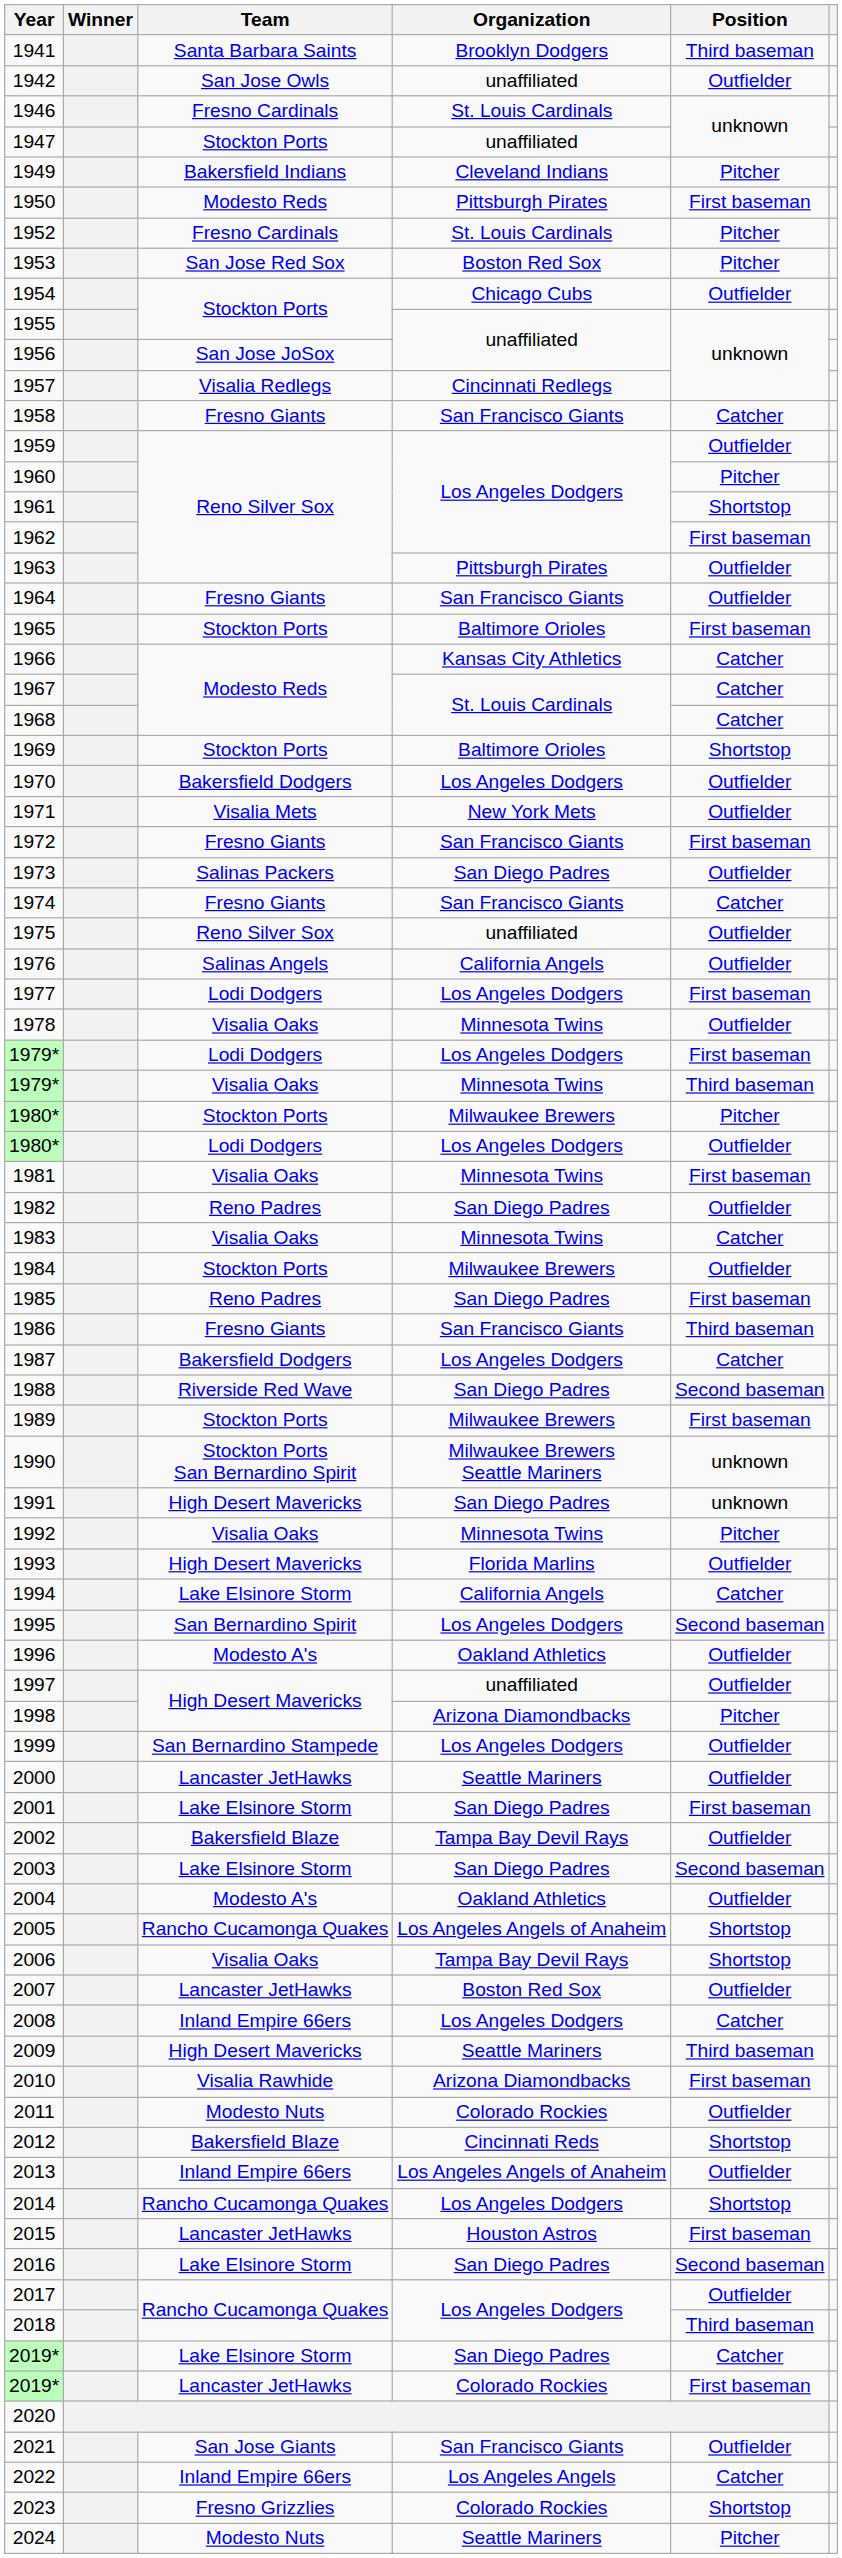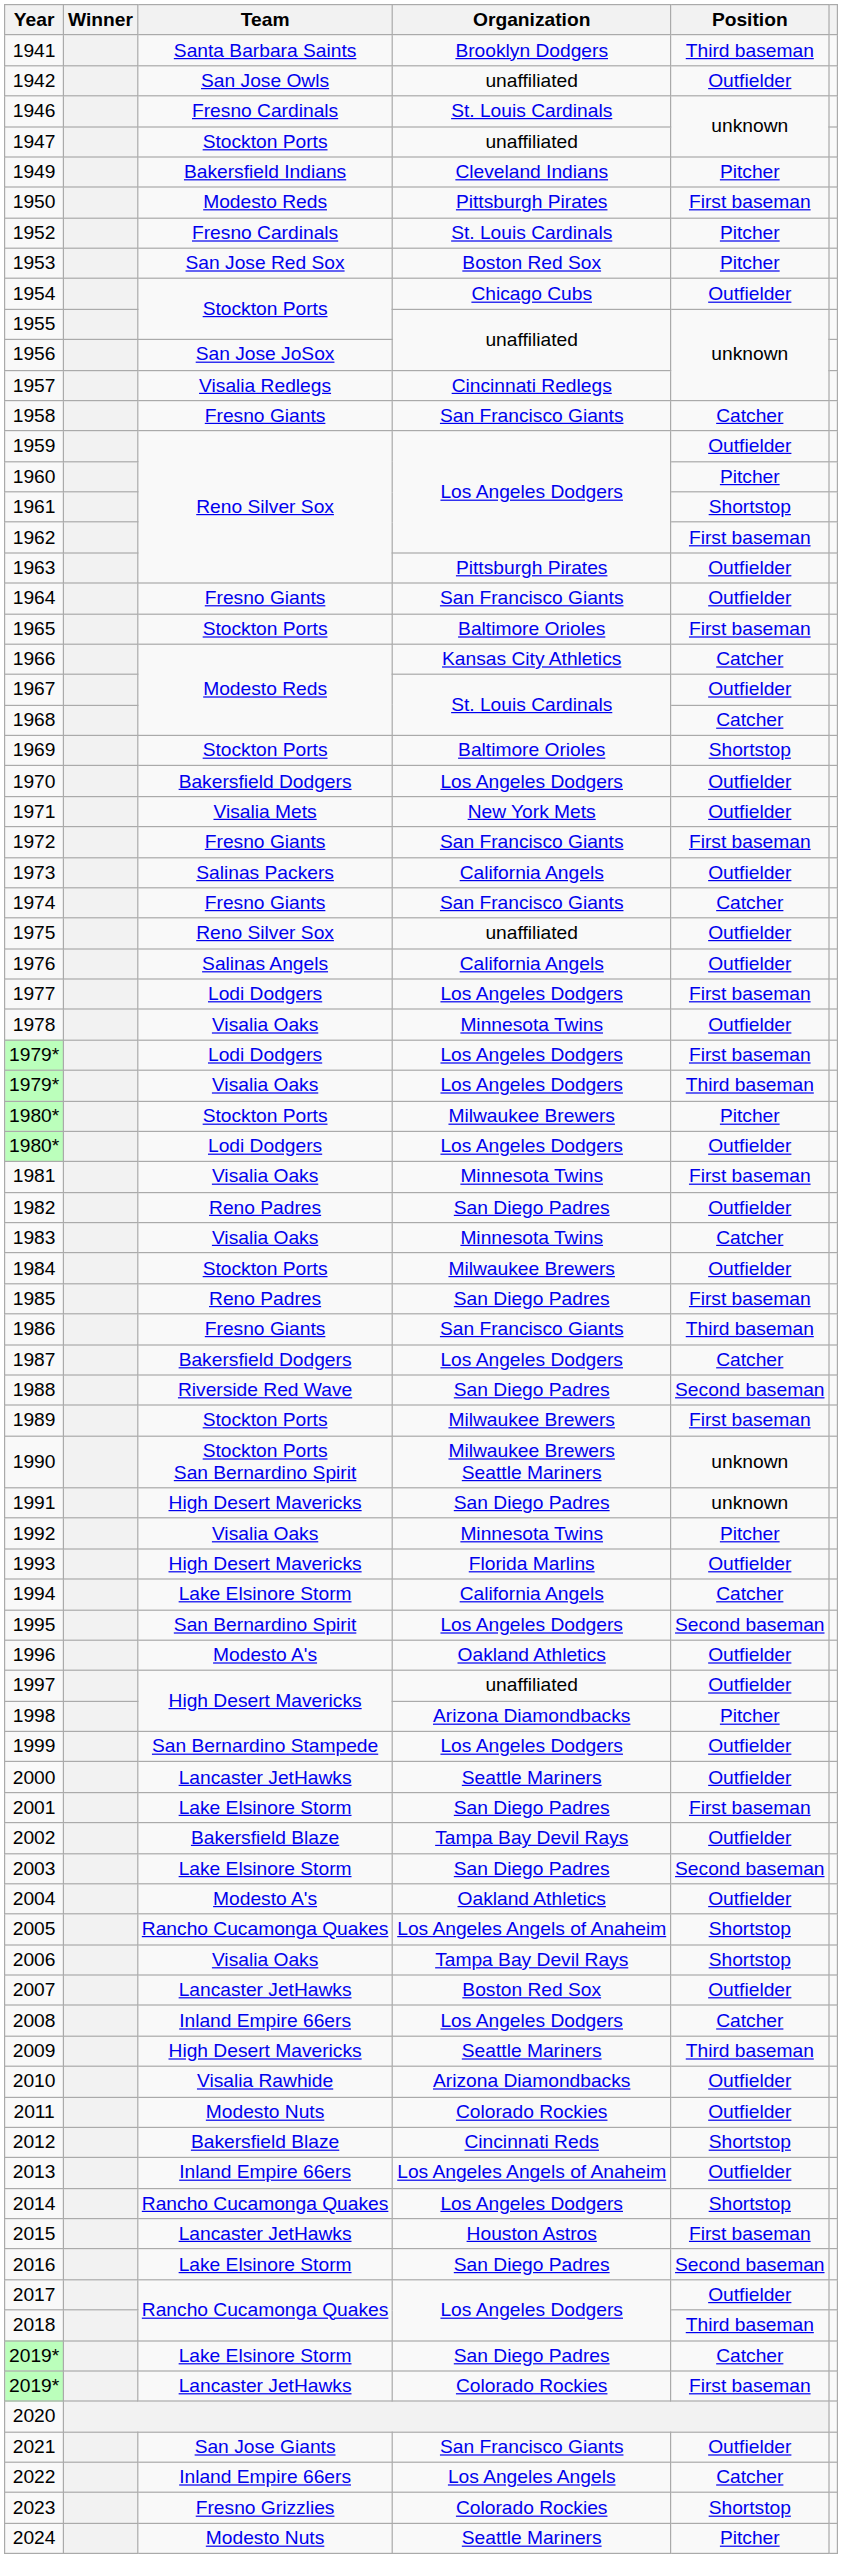(750, 689) Catcher -> (750, 689) Outfielder
(532, 872) San Diego Padres -> (532, 872) California Angels
(532, 1085) Minnesota Twins -> (532, 1085) Los Angeles Dodgers
(750, 2081) First baseman -> (750, 2081) Outfielder
